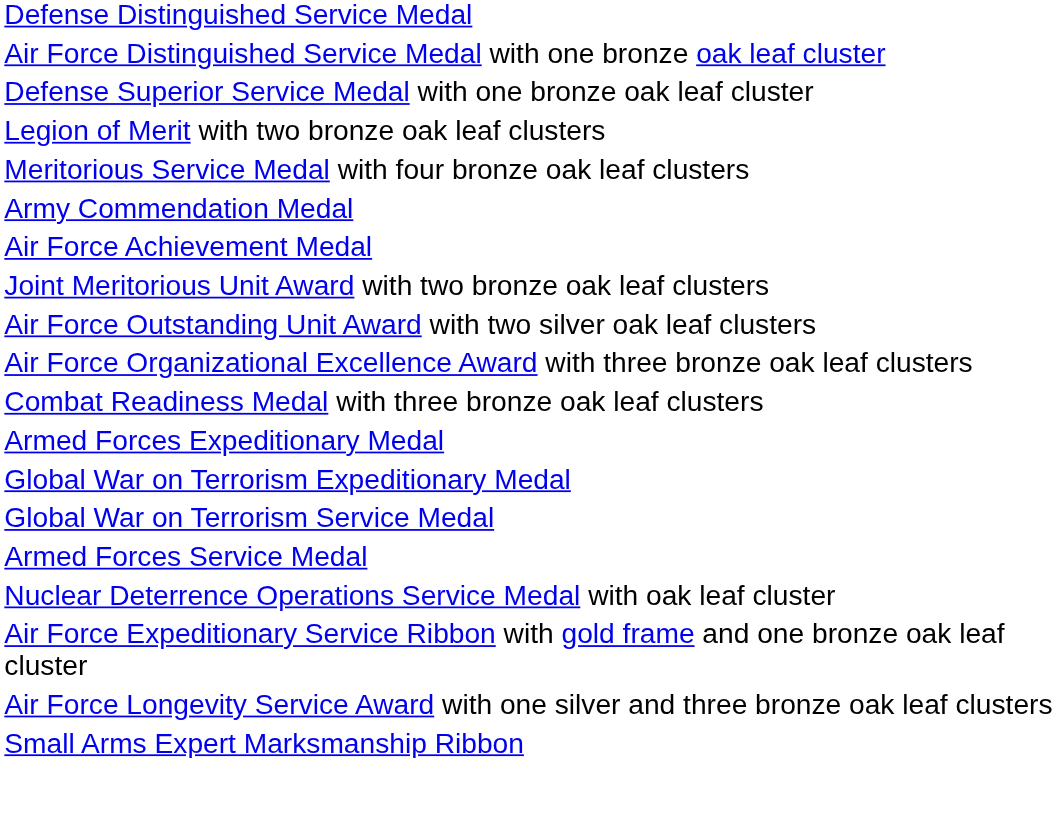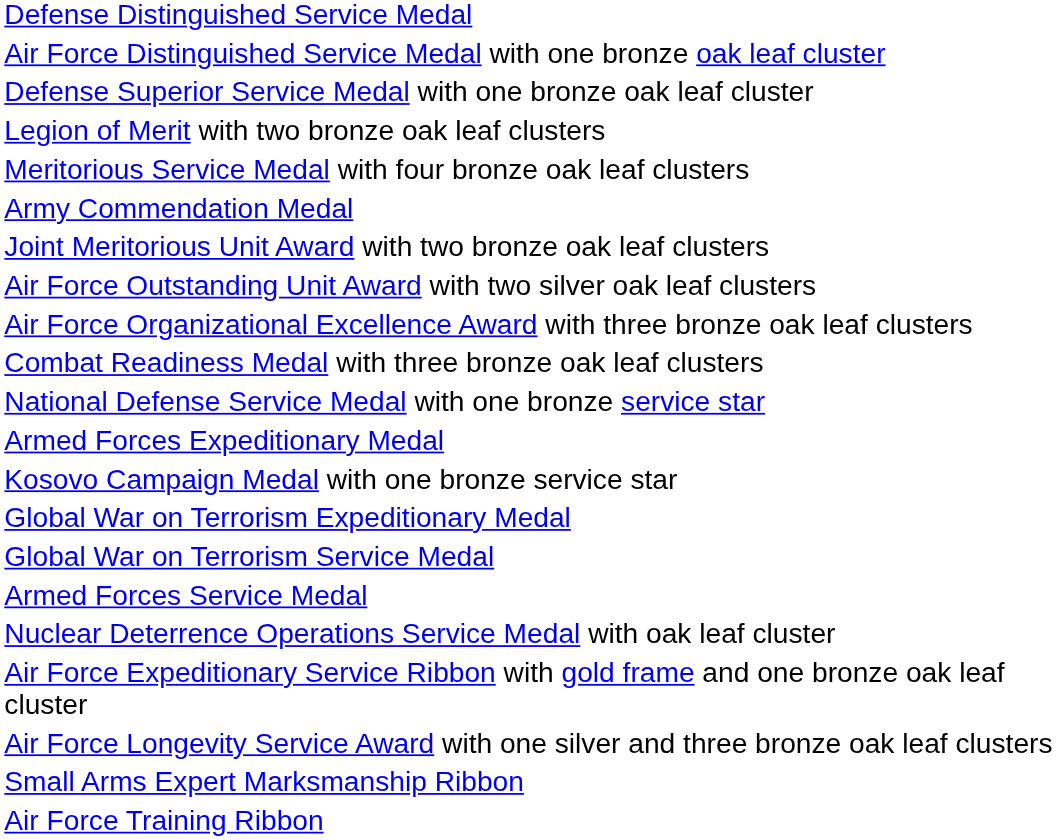- row: (188, 247)
+ row: (385, 401)
+ row: (341, 479)
+ row: (164, 820)
